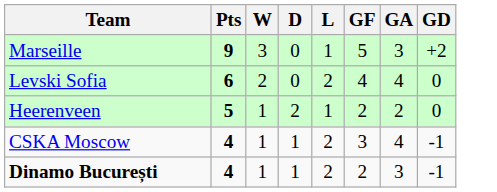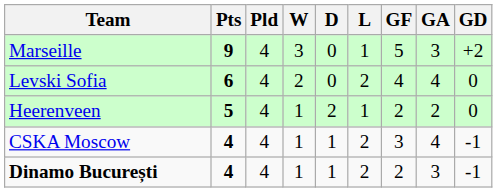+ column: (264, 19)
